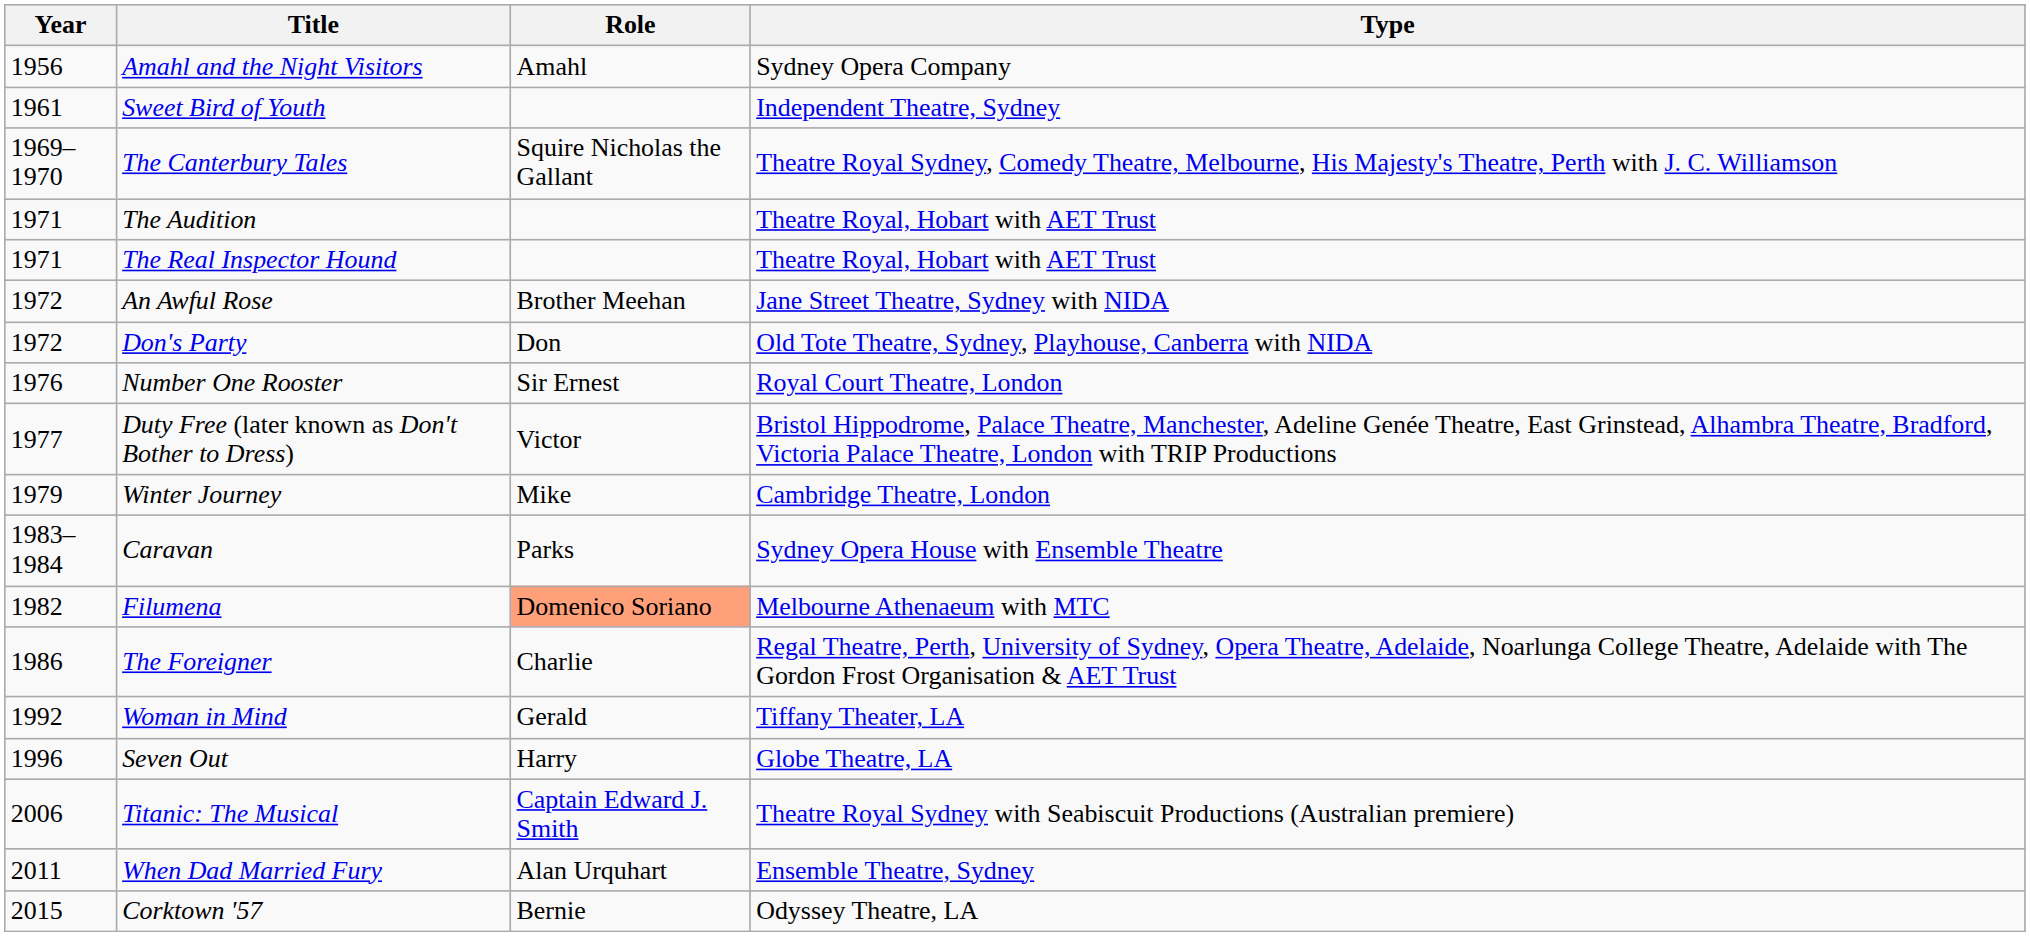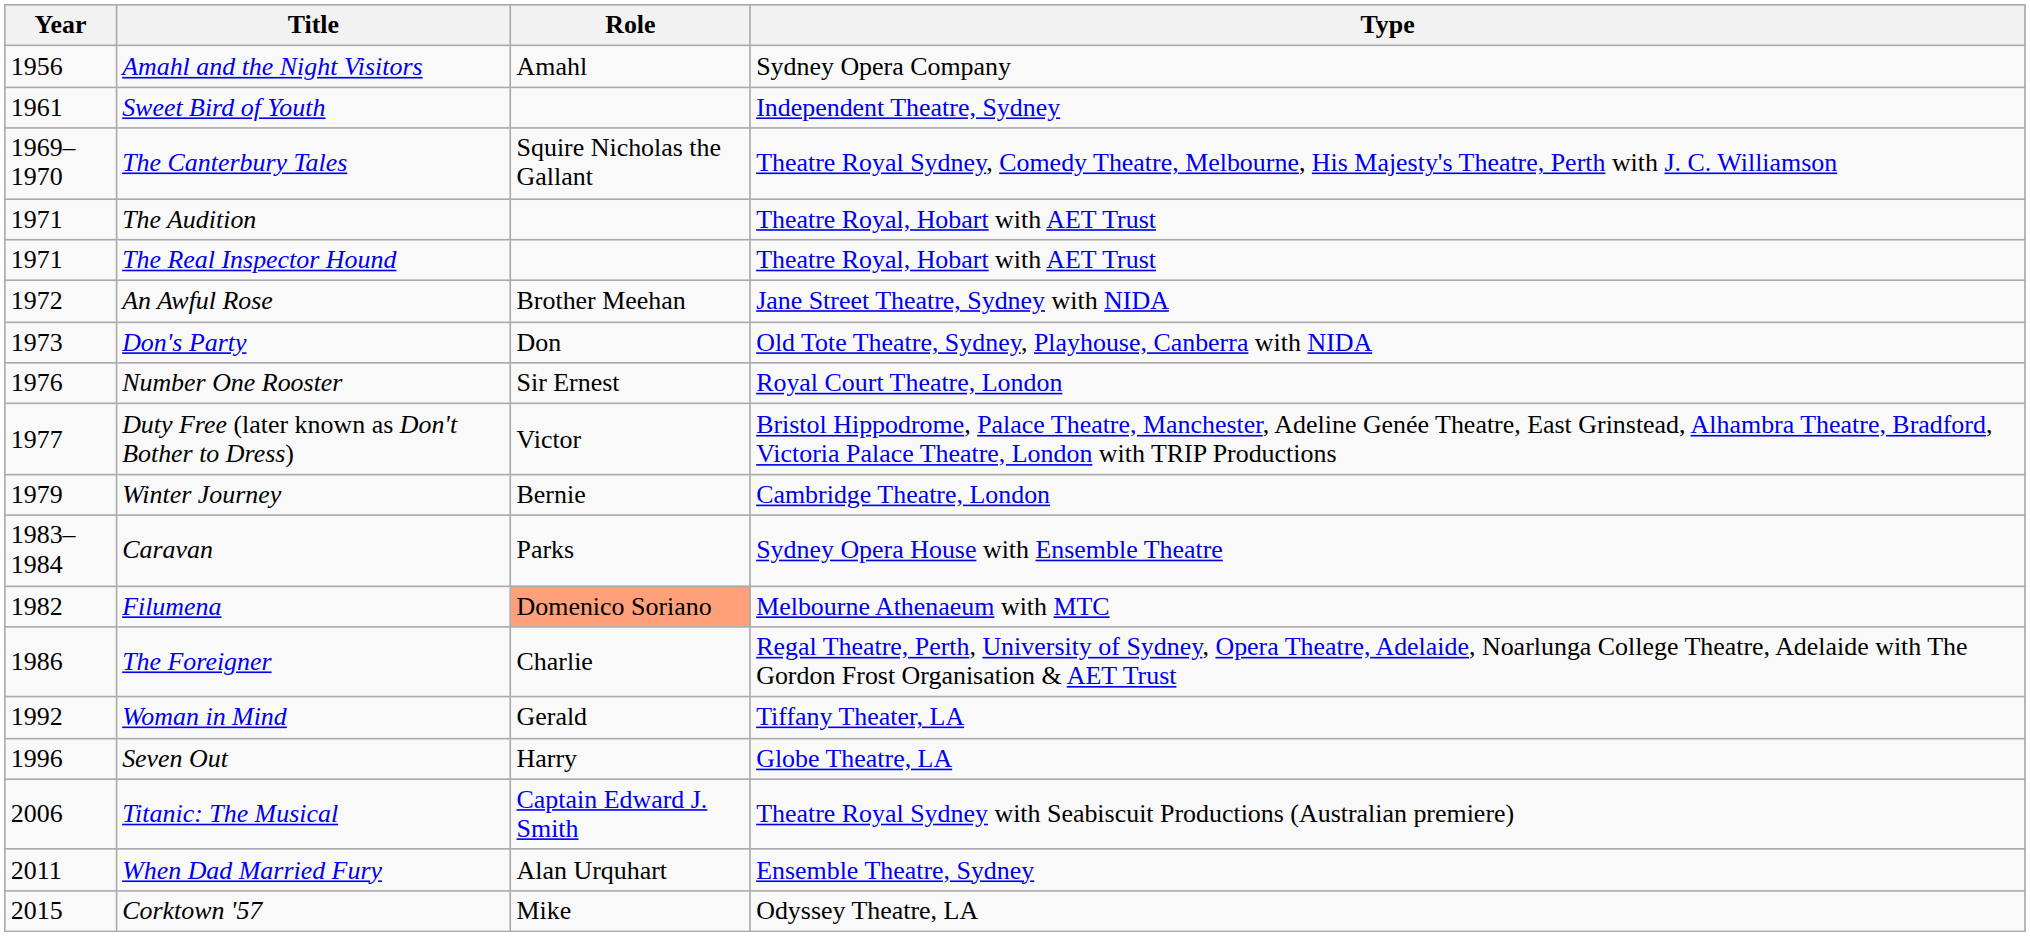(37, 341) 1972 -> (37, 341) 1973
(544, 494) Mike -> (551, 494) Bernie
(551, 910) Bernie -> (544, 910) Mike
